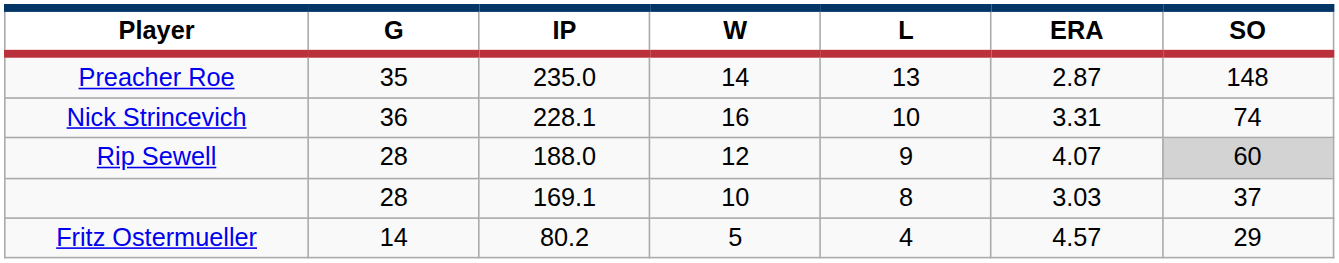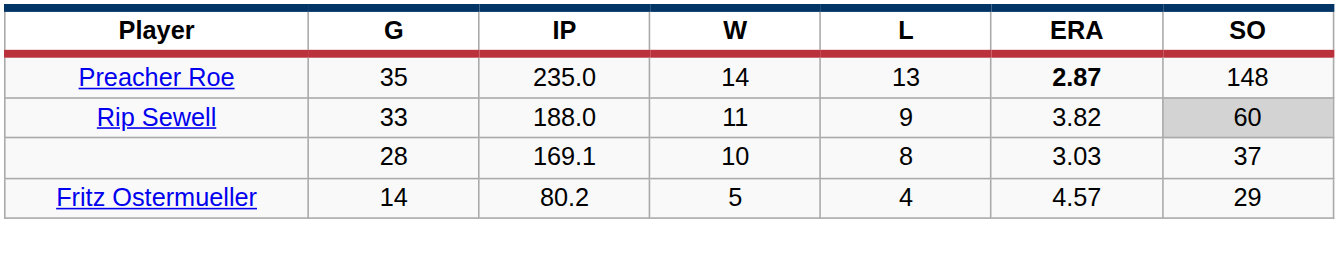(1077, 77) normal -> (1077, 77) bold
- row: (157, 117)
(394, 157) 28 -> (394, 117) 33
(735, 157) 12 -> (735, 117) 11
(1077, 157) 4.07 -> (1077, 117) 3.82
